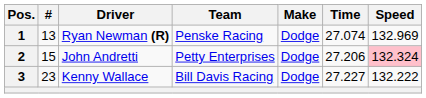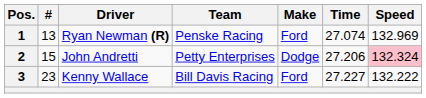(300, 36) Dodge -> (294, 36) Ford
(300, 77) Dodge -> (294, 77) Ford
